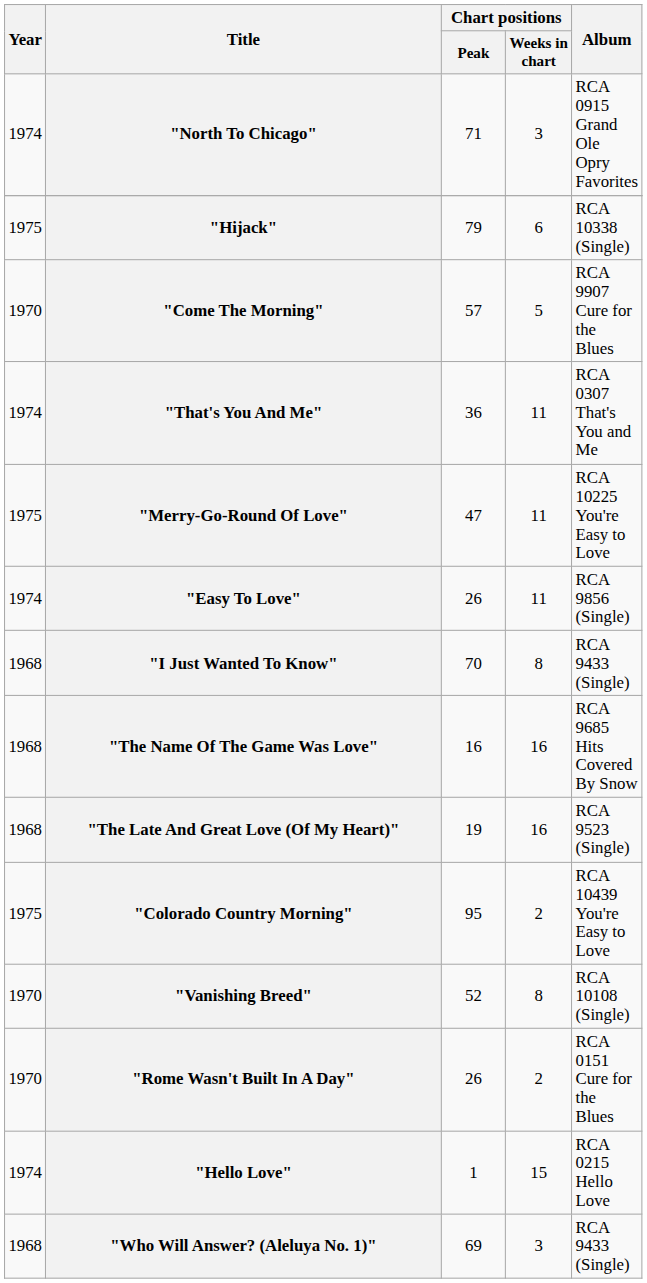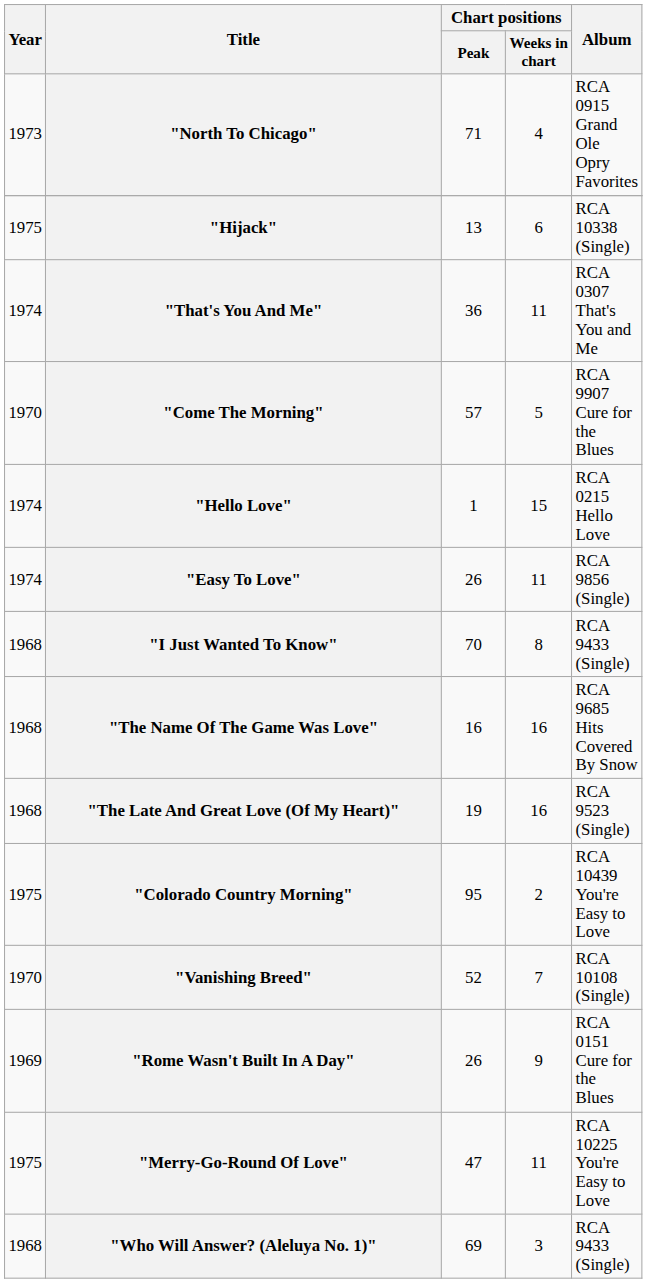(25, 134) 1974 -> (25, 134) 1973
(539, 134) 3 -> (539, 134) 4
(473, 227) 79 -> (473, 227) 13
rows swapped: (243, 310) <-> (243, 412)
rows swapped: (243, 515) <-> (243, 1172)
(539, 996) 8 -> (539, 977) 7
(25, 1079) 1970 -> (25, 1060) 1969
(539, 1079) 2 -> (539, 1060) 9
